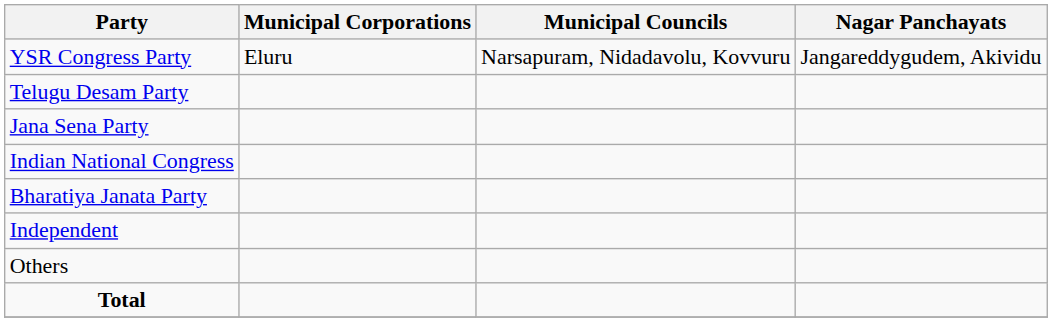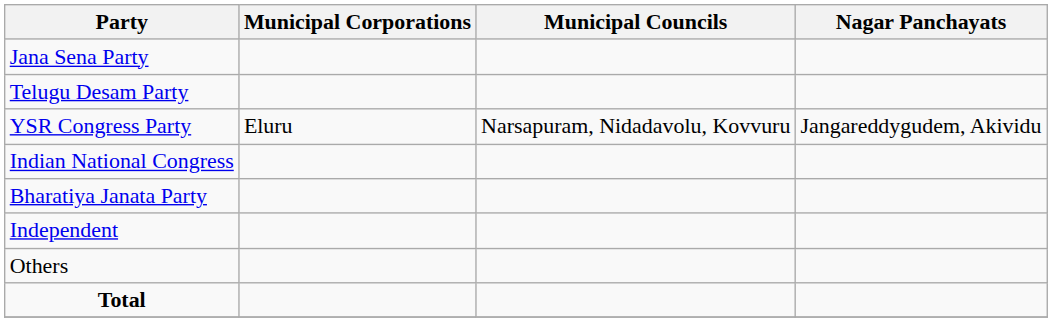rows swapped: (100, 56) <-> (79, 126)
